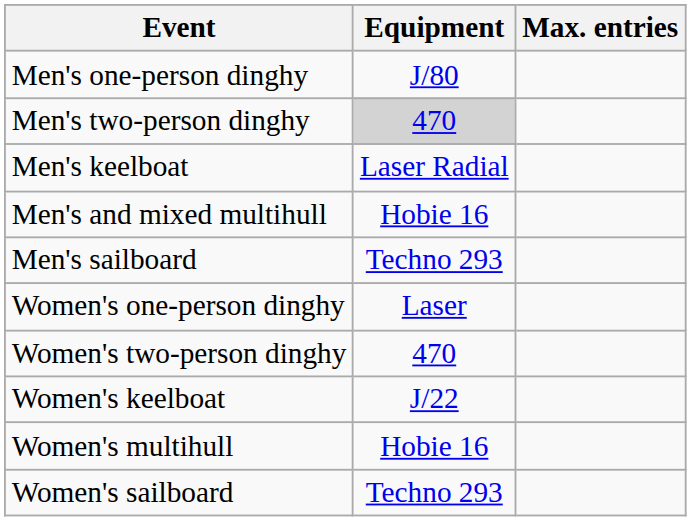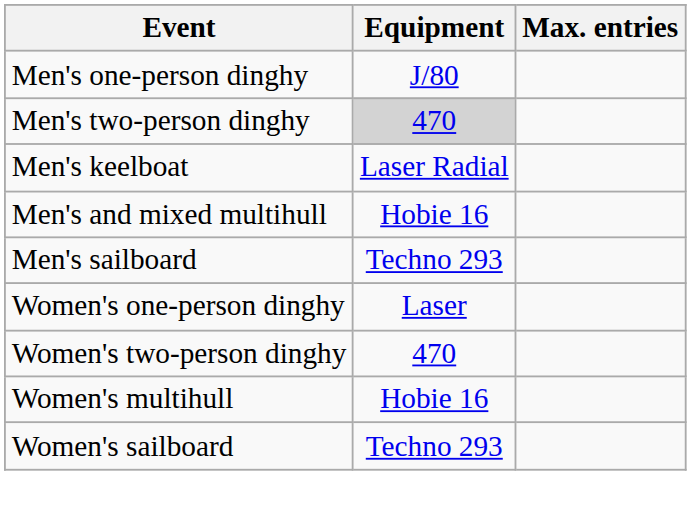- row: (118, 399)
